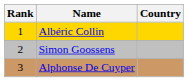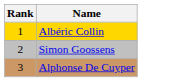- column: (160, 13)
